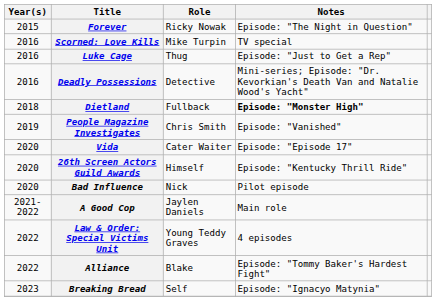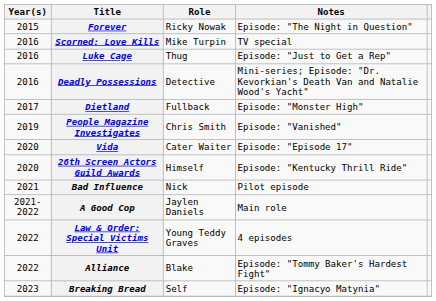(28, 107) 2018 -> (28, 107) 2017
(300, 107) bold -> (300, 107) normal
(28, 187) 2020 -> (28, 187) 2021
